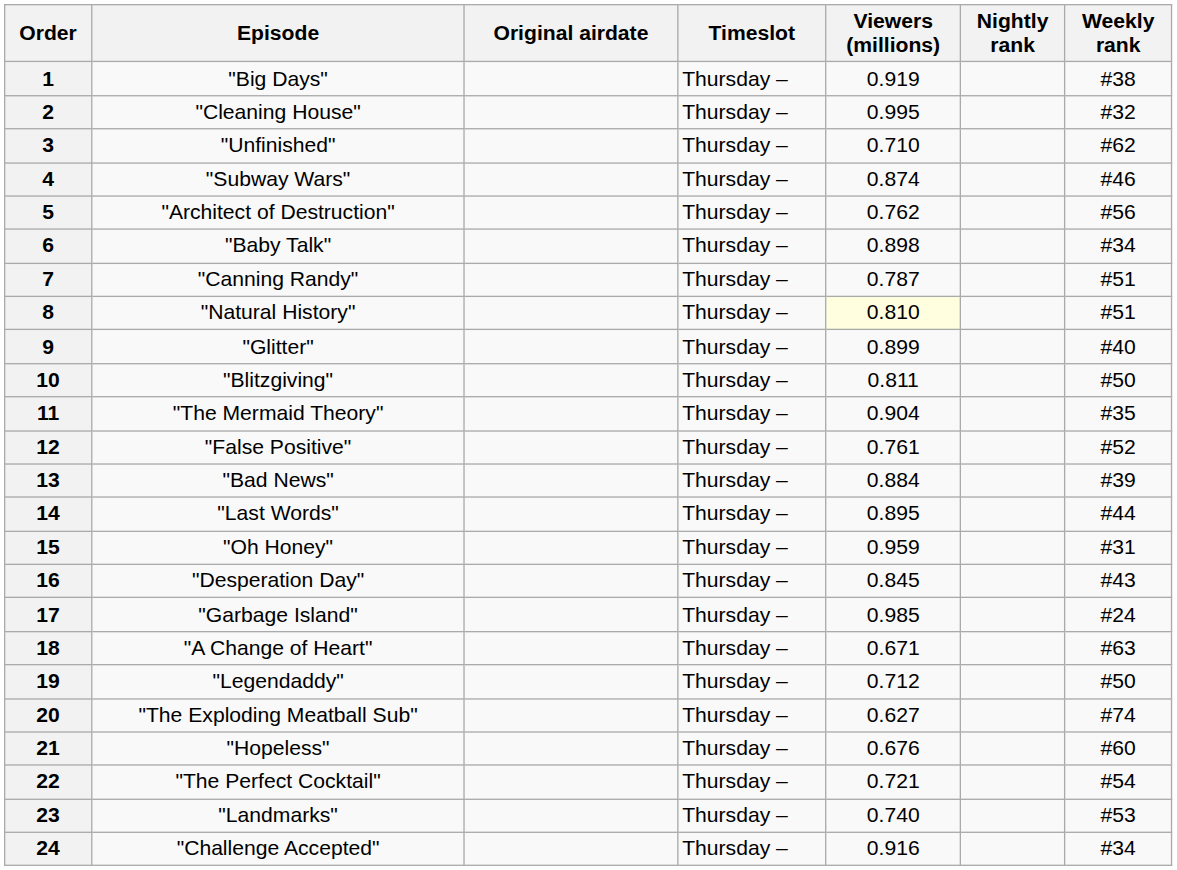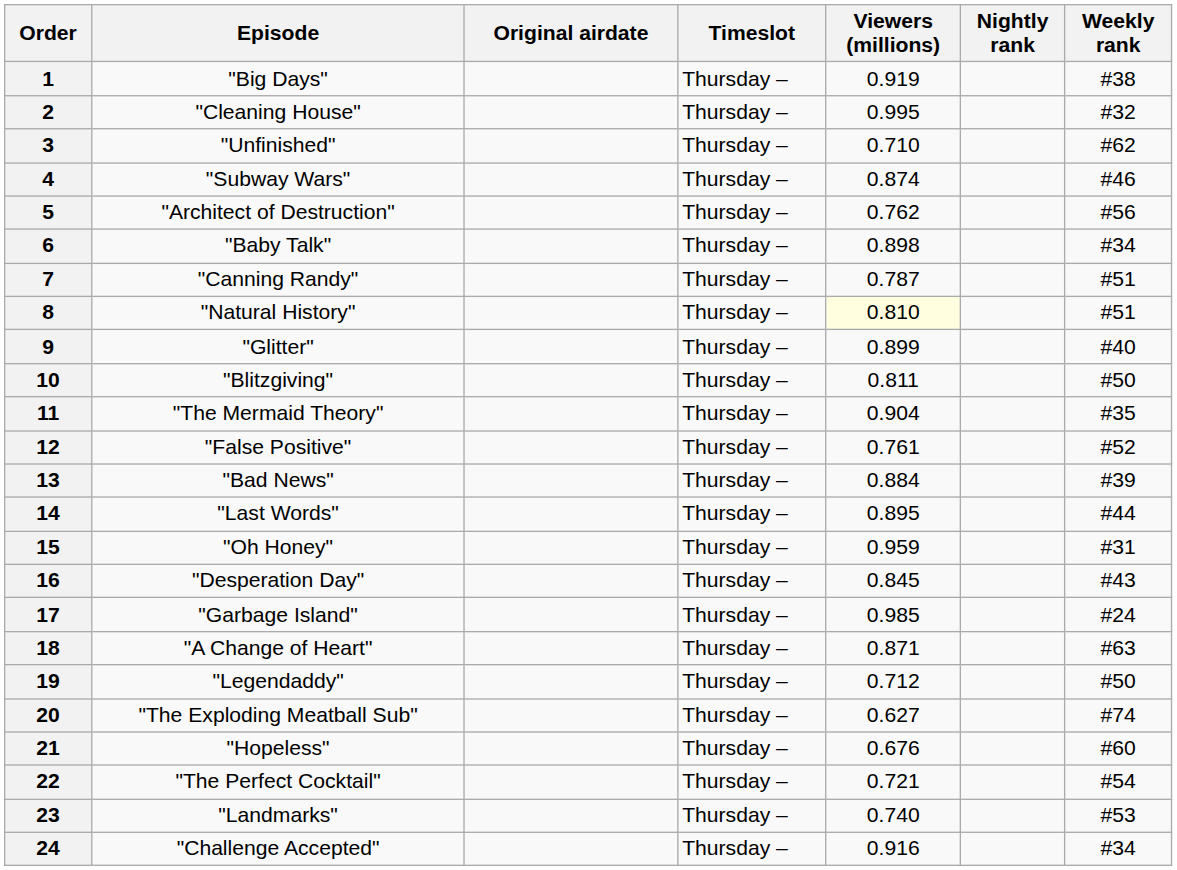(893, 647) 0.671 -> (893, 647) 0.871
